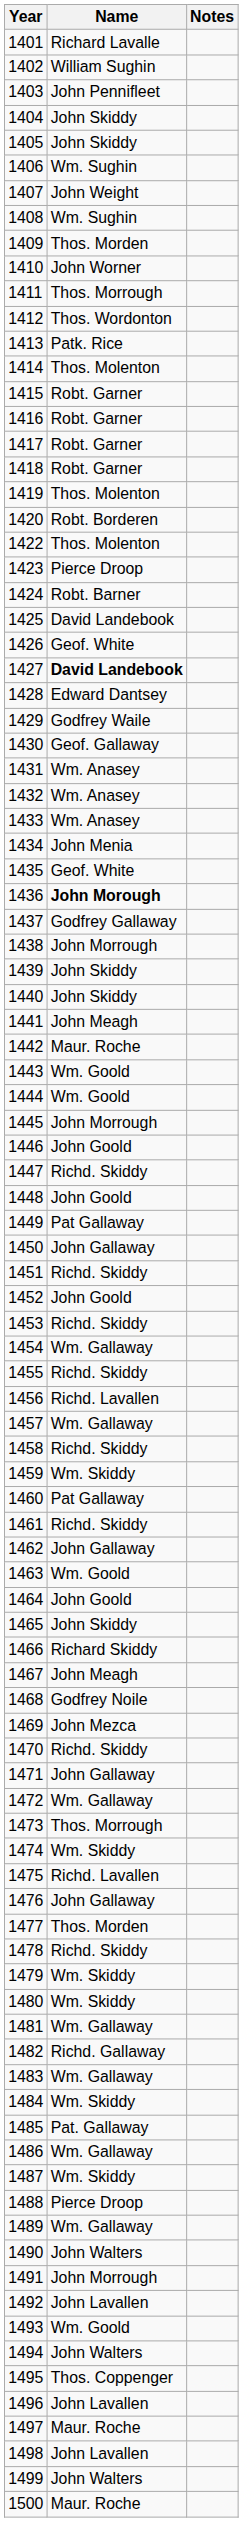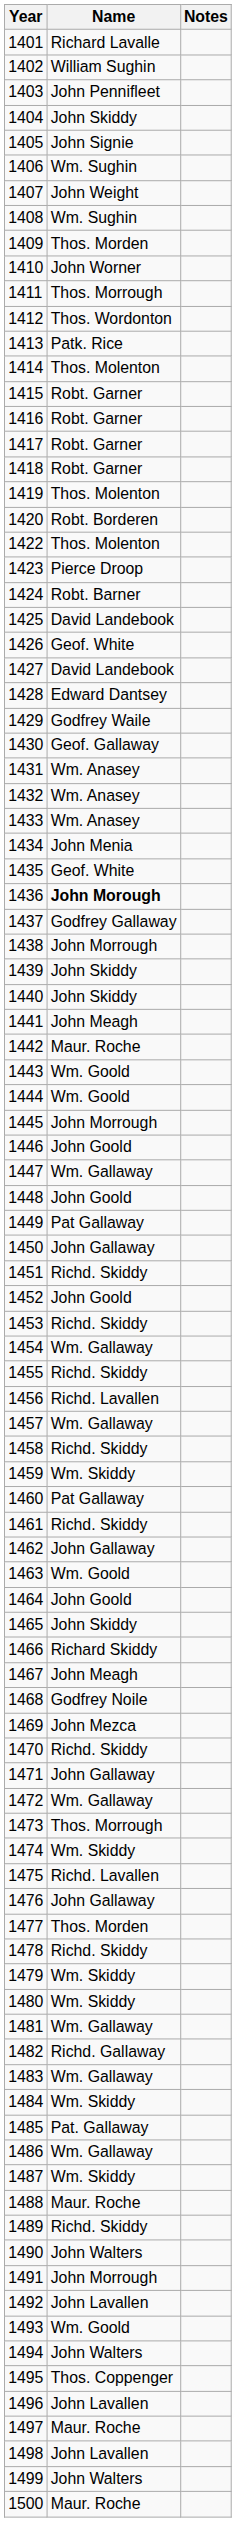(94, 142) John Skiddy -> (92, 142) John Signie
(117, 670) bold -> (112, 670) normal
(99, 1172) Richd. Skiddy -> (102, 1172) Wm. Gallaway
(97, 2202) Pierce Droop -> (96, 2202) Maur. Roche
(102, 2227) Wm. Gallaway -> (99, 2227) Richd. Skiddy
